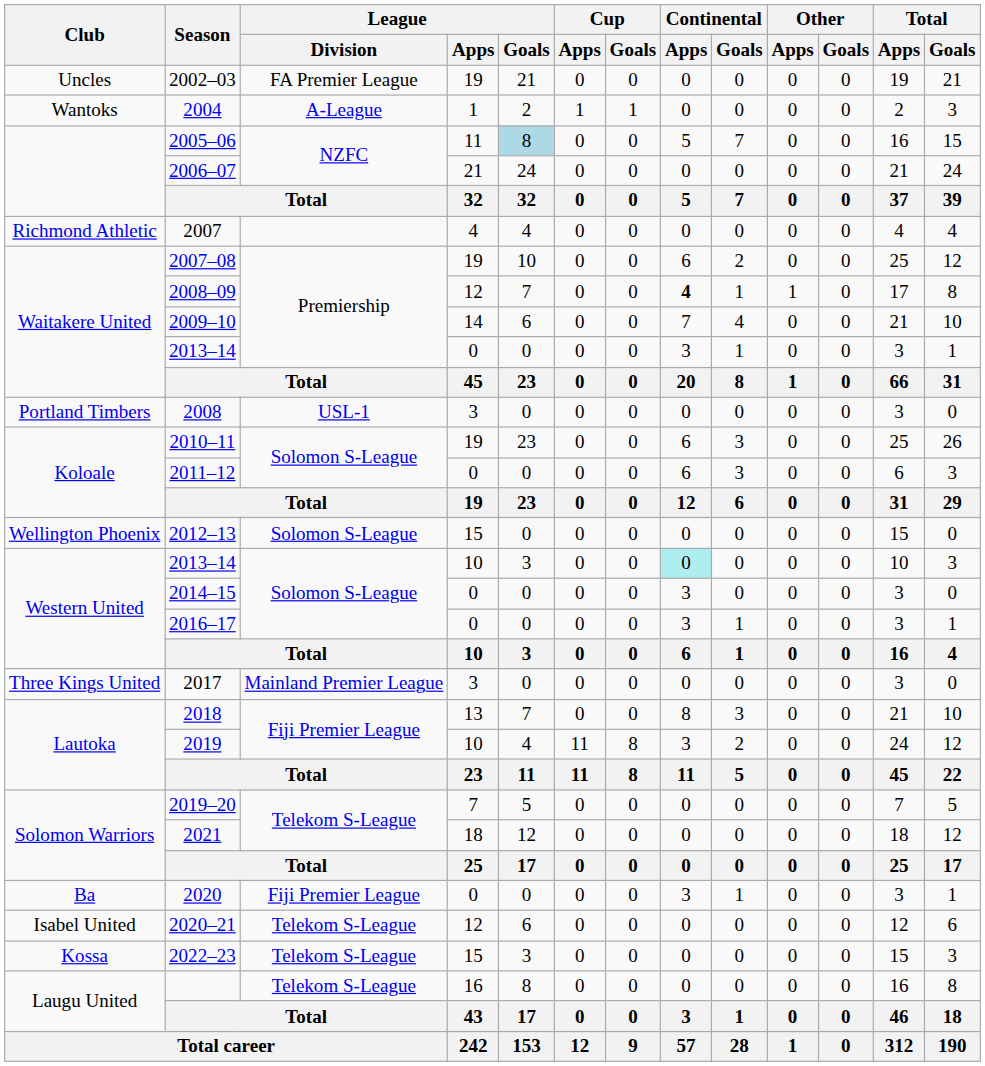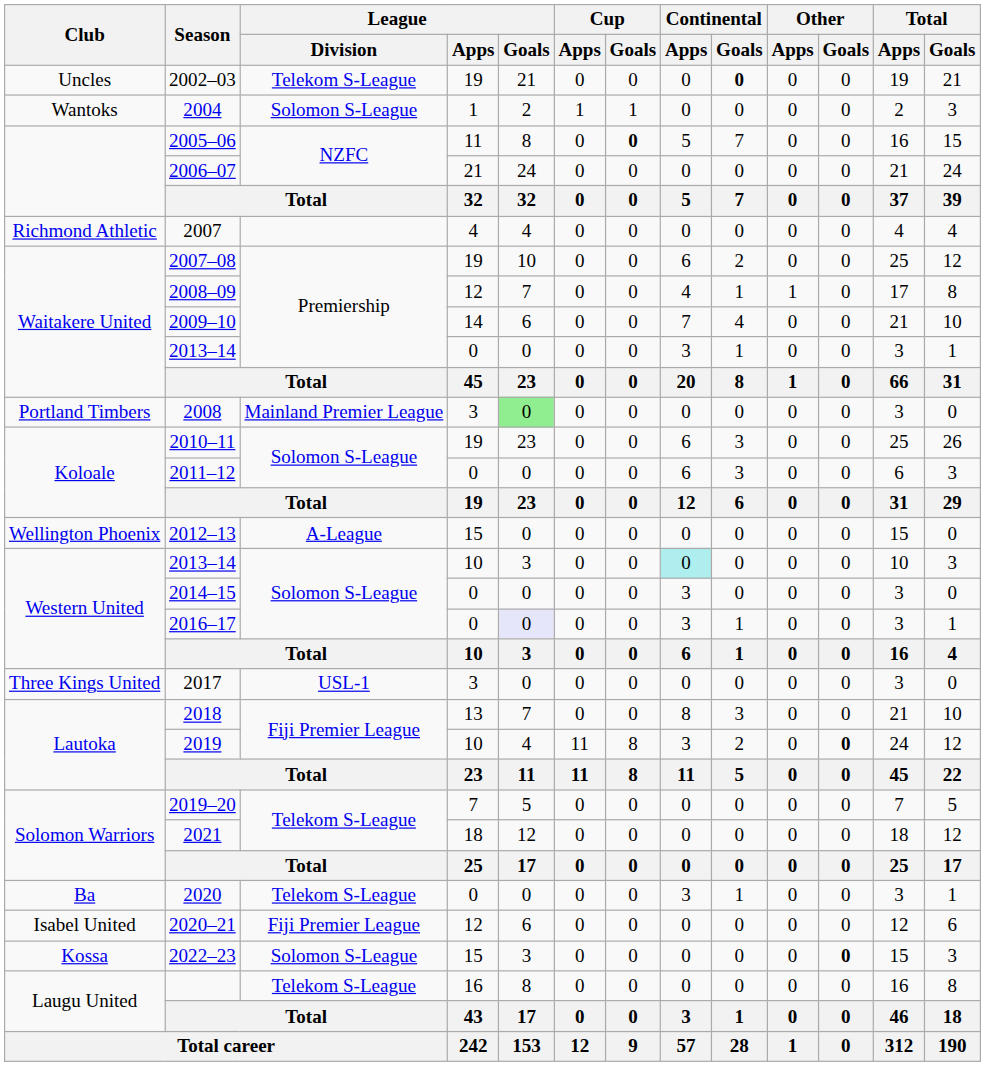(344, 79) FA Premier League -> (344, 79) Telekom S-League
(739, 79) normal -> (739, 79) bold
(344, 110) A-League -> (344, 110) Solomon S-League
(526, 140) lightblue background -> (526, 140) no background
(633, 140) normal -> (633, 140) bold
(686, 291) bold -> (686, 291) normal
(344, 412) USL-1 -> (344, 412) Mainland Premier League
(526, 412) no background -> (526, 412) lightgreen background
(344, 532) Solomon S-League -> (344, 532) A-League
(526, 623) no background -> (526, 623) lavender background
(344, 683) Mainland Premier League -> (344, 683) USL-1
(846, 744) normal -> (846, 744) bold
(344, 895) Fiji Premier League -> (344, 895) Telekom S-League
(344, 925) Telekom S-League -> (344, 925) Fiji Premier League
(344, 955) Telekom S-League -> (344, 955) Solomon S-League
(846, 955) normal -> (846, 955) bold
